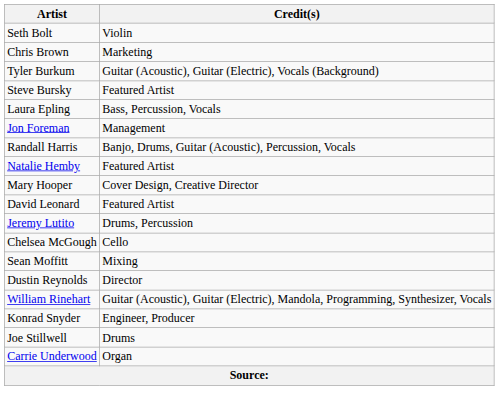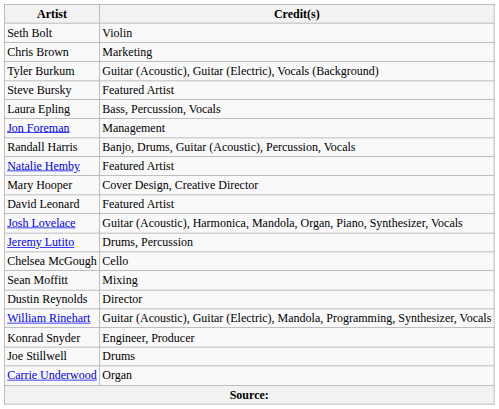+ row: (41, 223)
